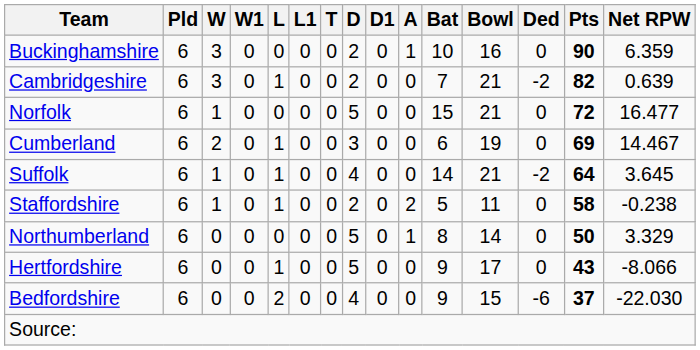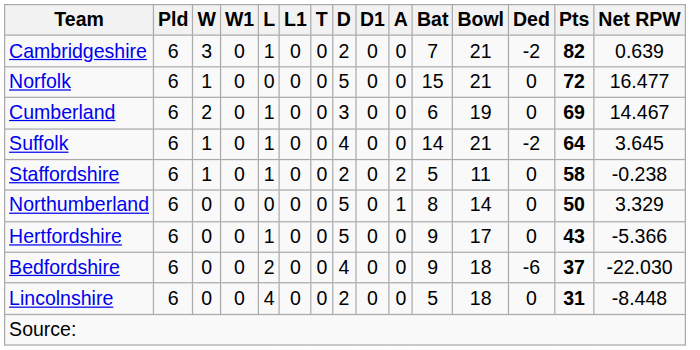- row: (84, 50)
(649, 267) -8.066 -> (640, 236) -5.366
(490, 298) 15 -> (481, 267) 18
+ row: (61, 298)
